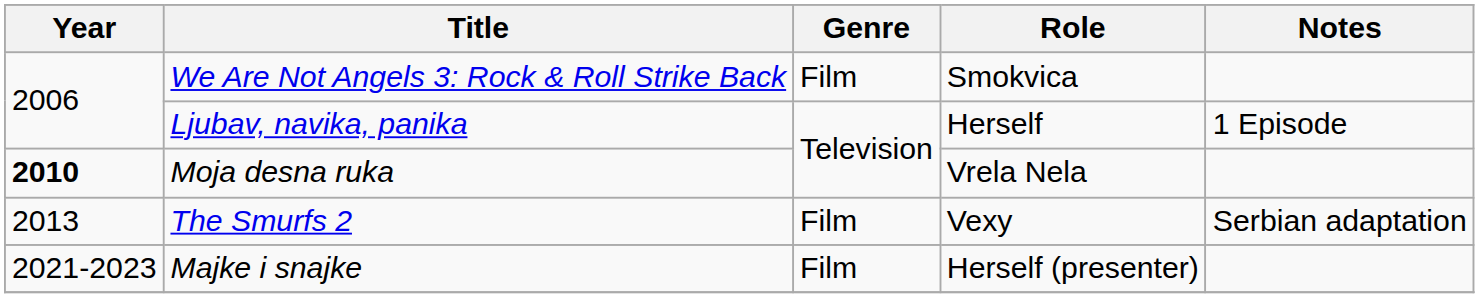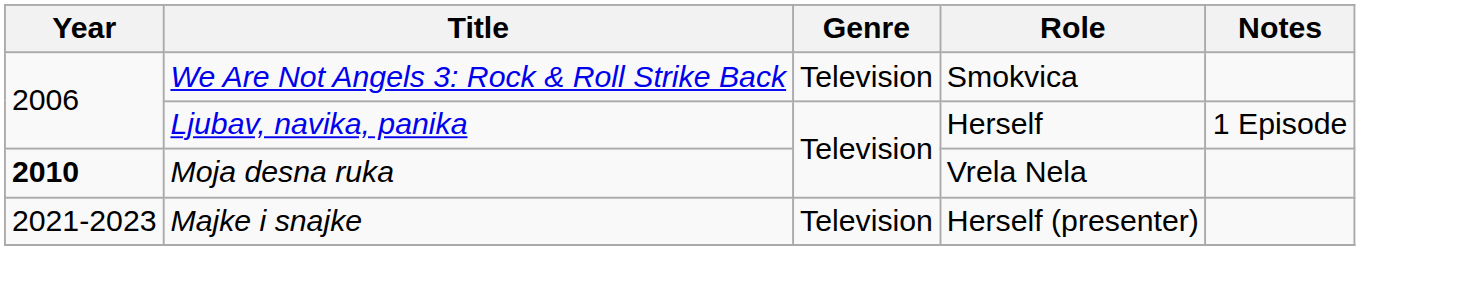(829, 76) Film -> (866, 76) Television
- row: (261, 220)
(829, 268) Film -> (866, 220) Television
